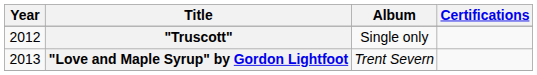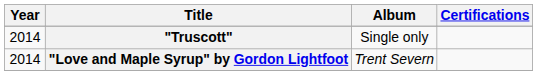(25, 37) 2012 -> (25, 37) 2014
(25, 59) 2013 -> (25, 59) 2014
